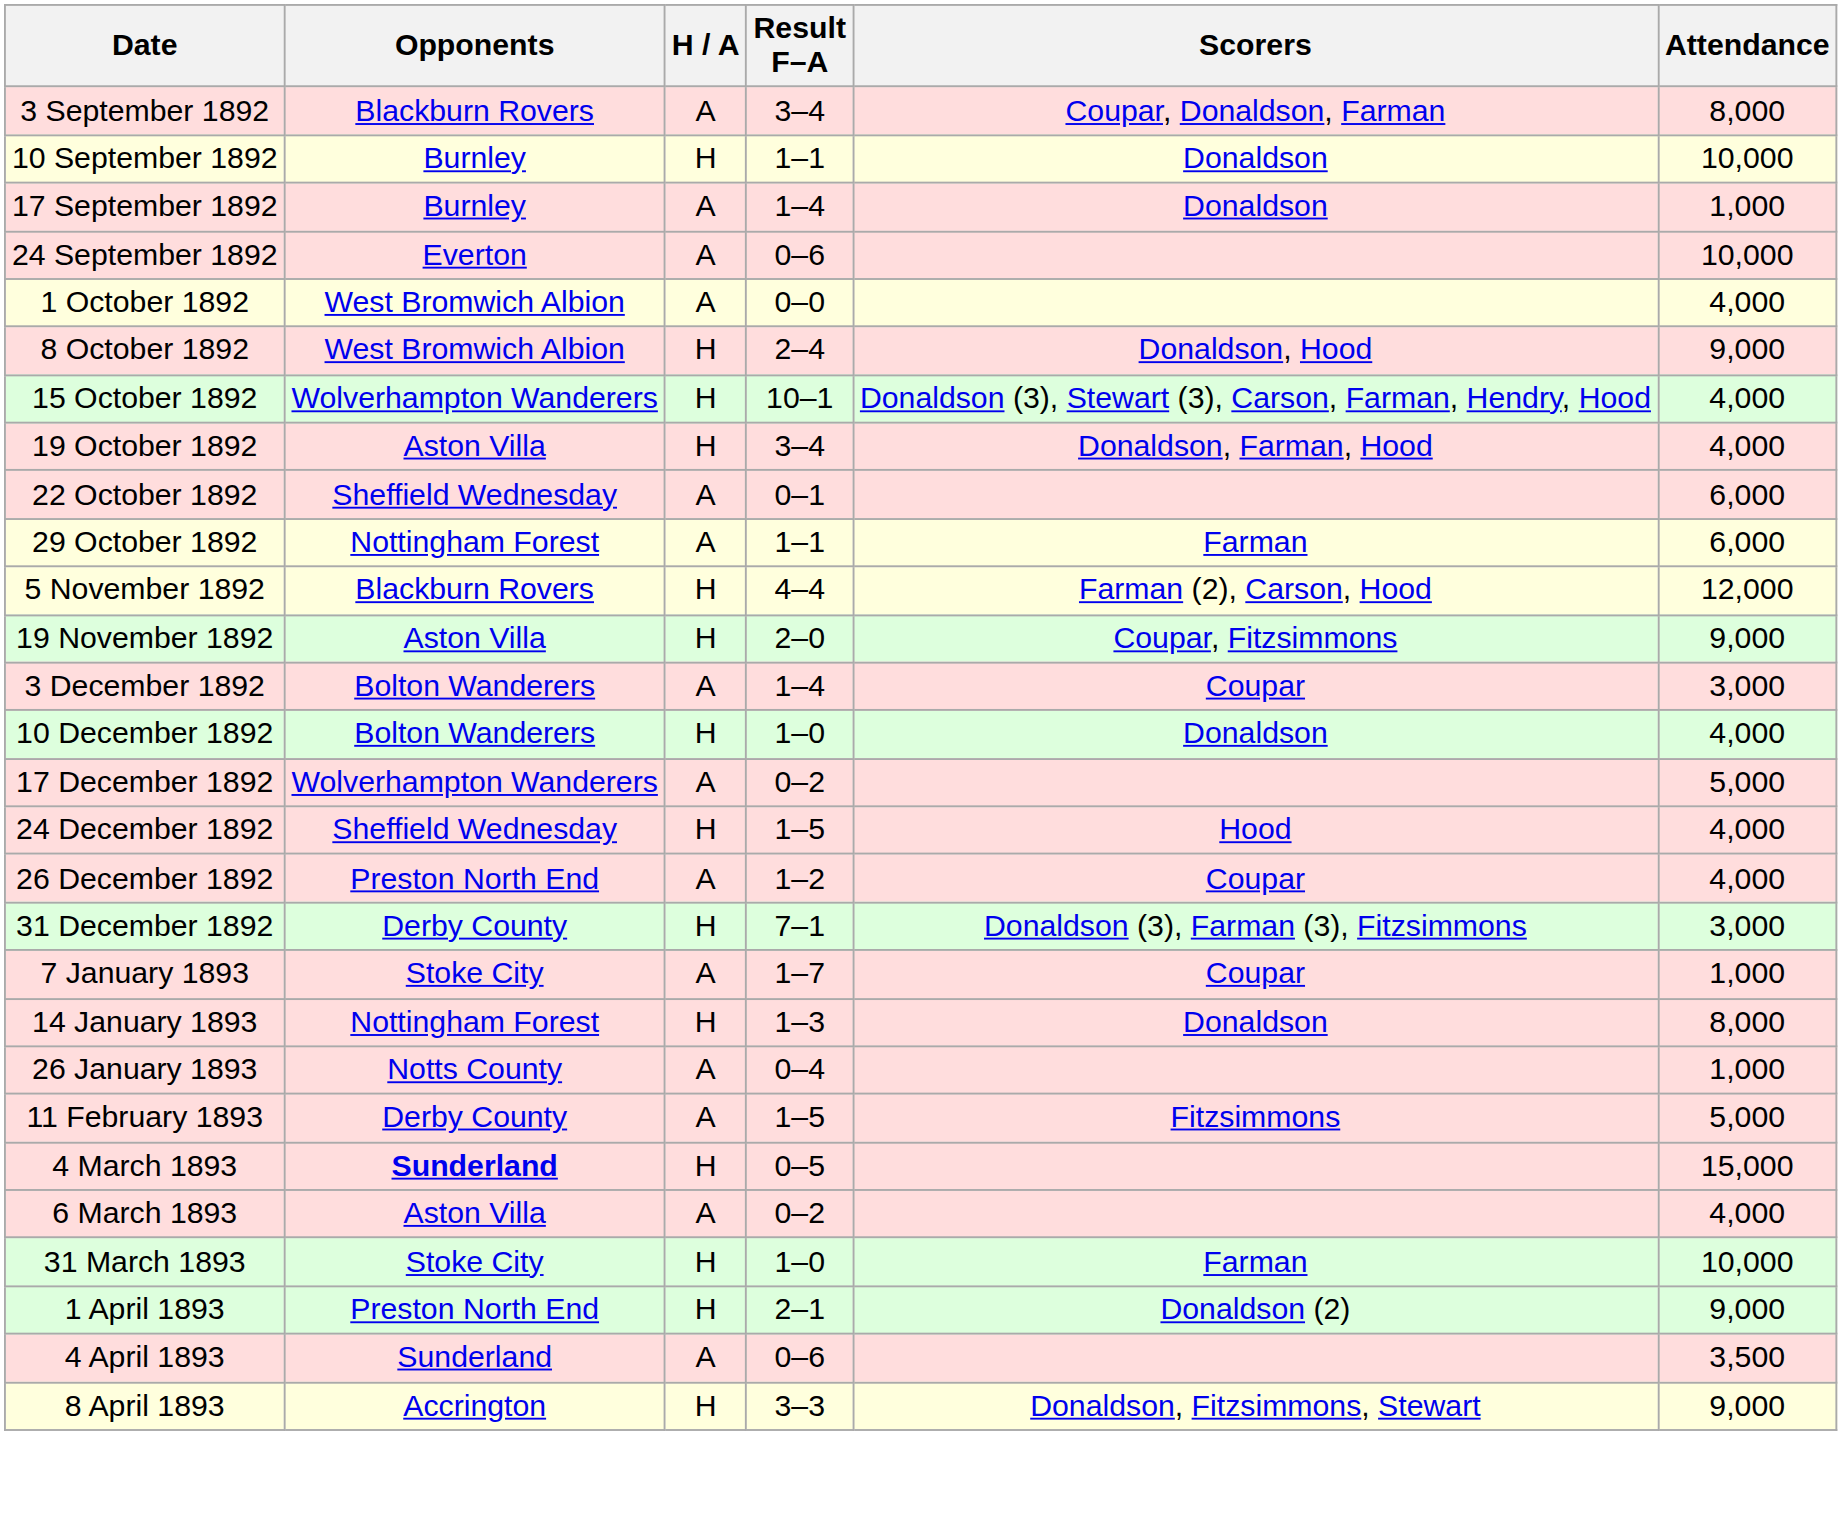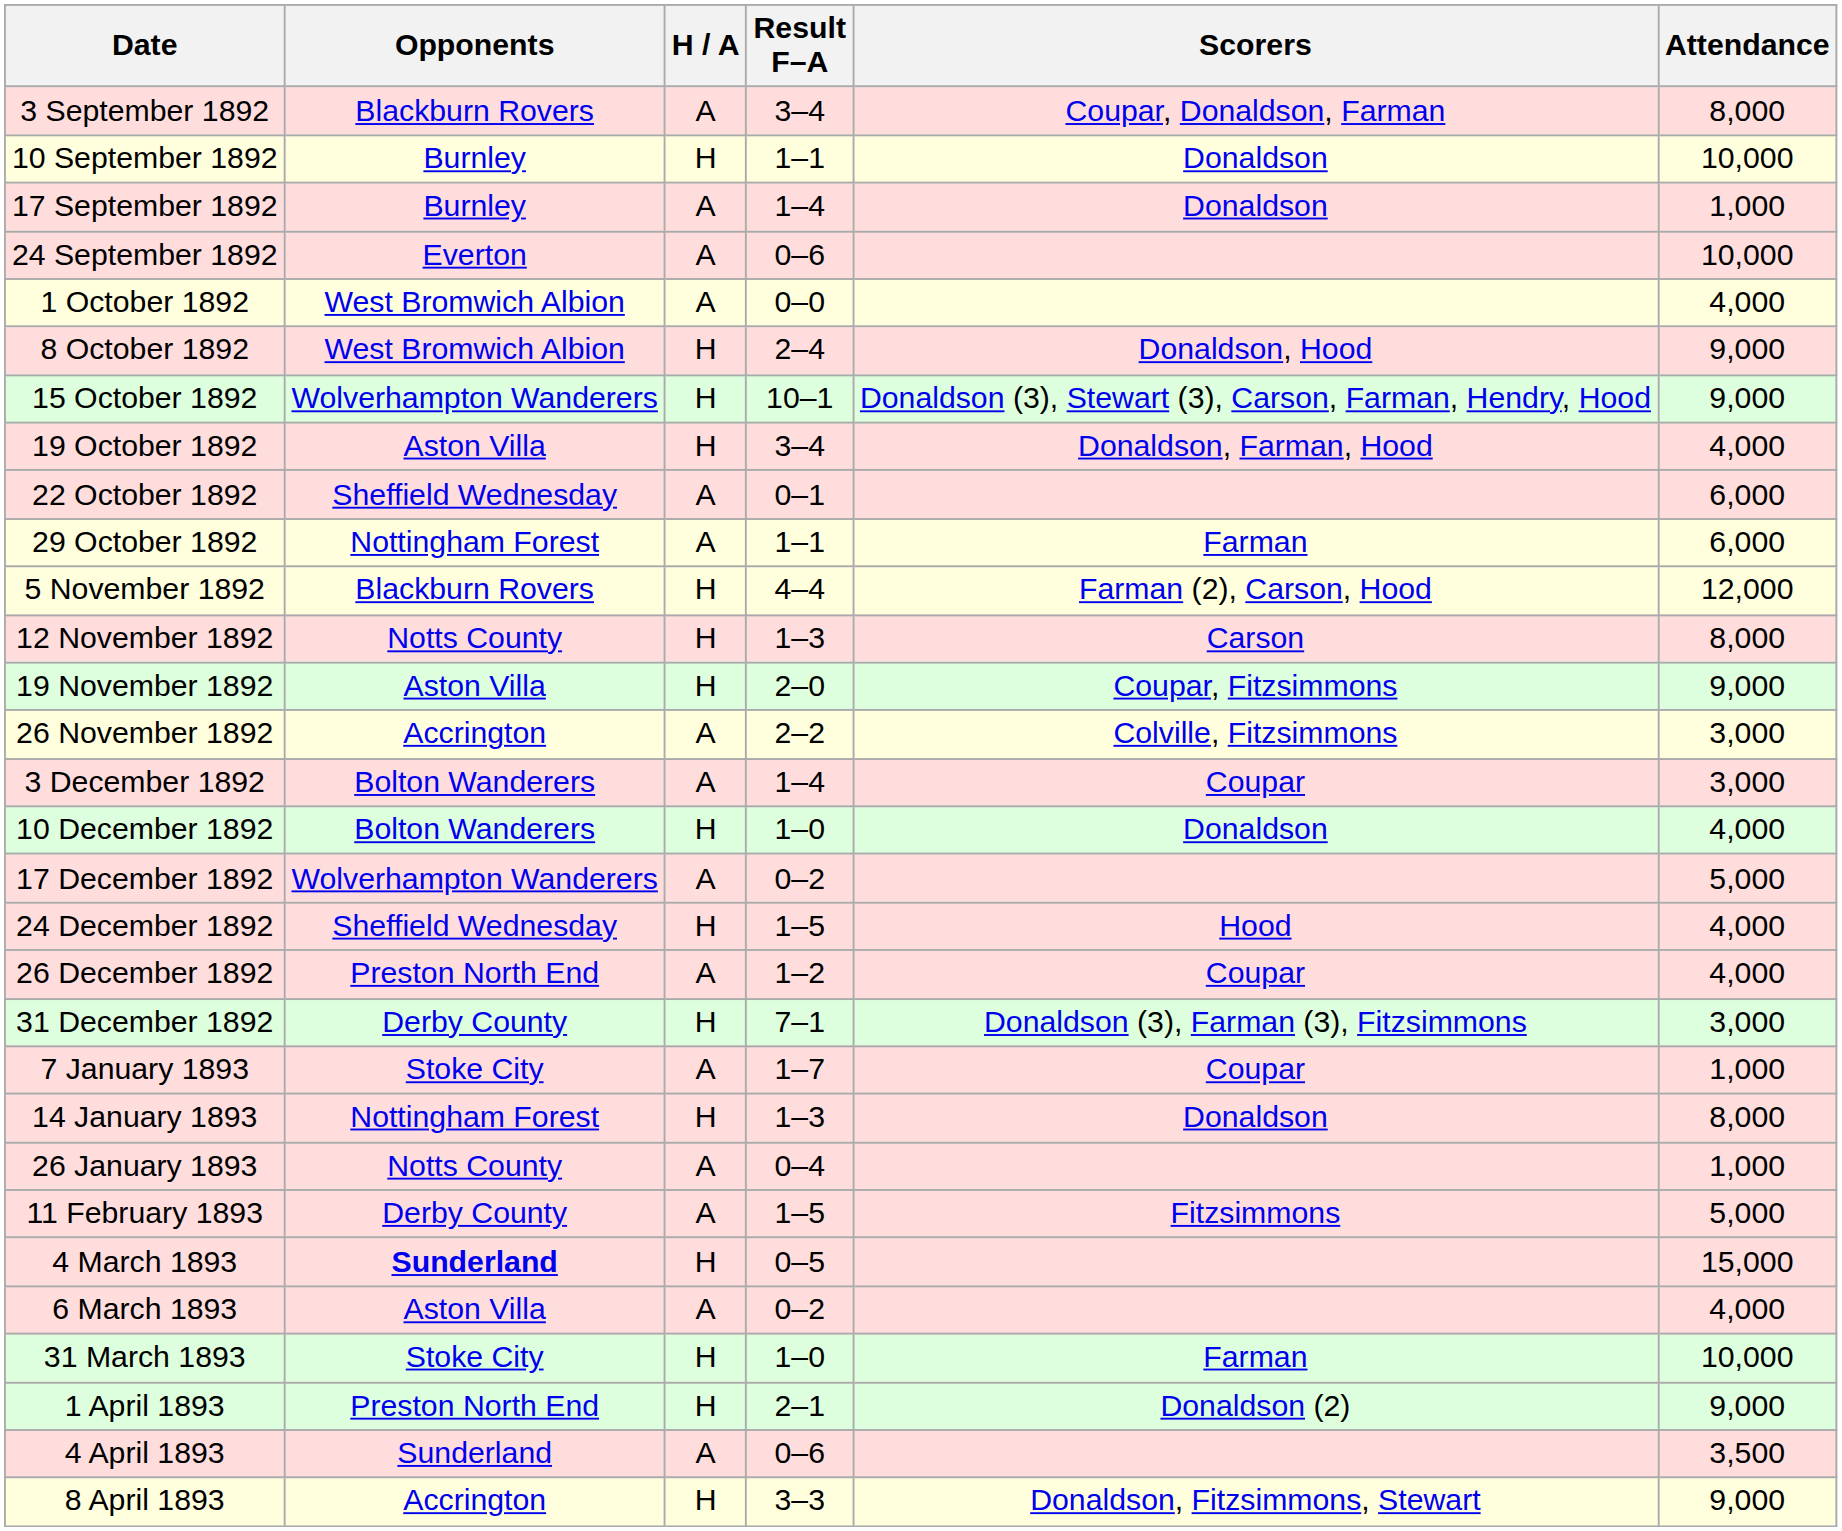(1747, 398) 4,000 -> (1747, 398) 9,000
+ row: (145, 638)
+ row: (145, 733)
